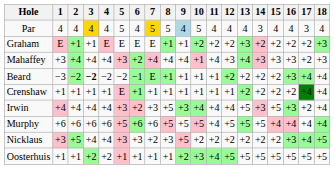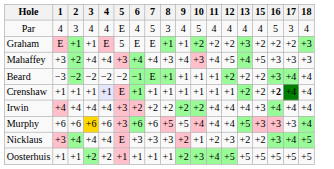- column: (260, 12)
(76, 28) 4 -> (76, 28) 3
(91, 28) gold background -> (91, 28) no background
(122, 28) 5 -> (122, 28) E
(153, 28) gold background -> (153, 28) no background
(168, 28) 5 -> (168, 28) 3
(183, 28) lightblue background -> (183, 28) no background
(291, 28) 4 -> (276, 28) 5
(122, 44) E -> (122, 44) 5
(76, 60) +4 -> (76, 60) +2
(137, 60) +2 -> (137, 60) +4
(153, 60) pink background -> (153, 60) no background
(168, 60) +4 -> (168, 60) +3
(199, 60) +1 -> (199, 60) +3
(230, 60) +3 -> (229, 60) +5
(276, 60) +3 -> (260, 60) +5
(306, 60) +2 -> (291, 60) +3
(91, 76) bold -> (91, 76) normal
(107, 92) no background -> (106, 92) lavender background
(291, 92) normal -> (276, 92) bold
(153, 108) +3 -> (153, 108) +2
(168, 108) +5 -> (168, 108) +2
(183, 108) +3 -> (183, 108) +2
(199, 108) +4 -> (199, 108) +2
(245, 108) +5 -> (245, 108) +4
(276, 108) +5 -> (260, 108) +3
(291, 108) +3 -> (276, 108) +4
(306, 108) +2 -> (291, 108) +4
(91, 124) no background -> (91, 124) gold background
(122, 124) +5 -> (122, 124) +3
(199, 124) +5 -> (199, 124) +4
(230, 124) +5 -> (229, 124) +4
(276, 124) +4 -> (260, 124) +3
(291, 124) +4 -> (276, 124) +3
(306, 124) +4 -> (291, 124) +3
(76, 140) +5 -> (76, 140) +4
(122, 140) +3 -> (122, 140) E
(153, 140) +2 -> (153, 140) +3
(183, 140) +5 -> (183, 140) +2
(199, 140) +2 -> (199, 140) +1
(230, 140) +2 -> (229, 140) +3
